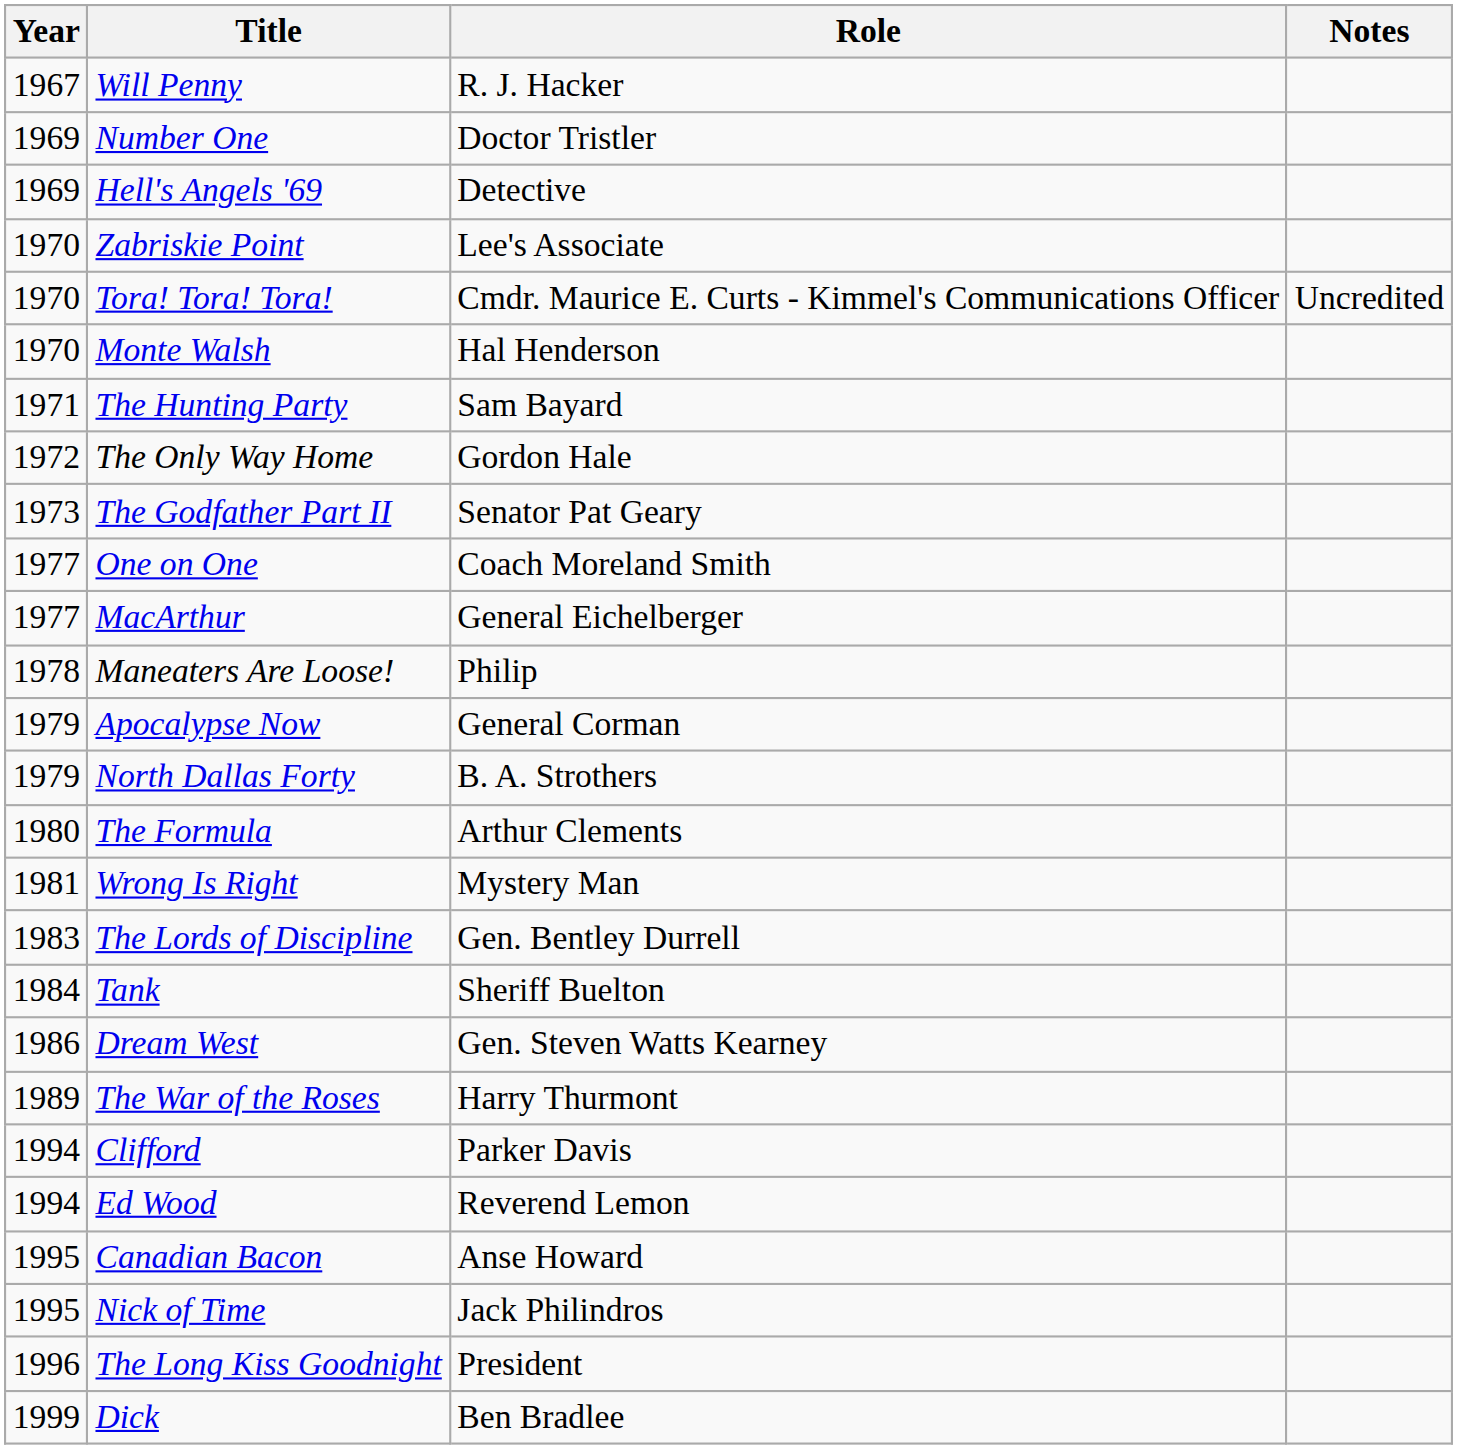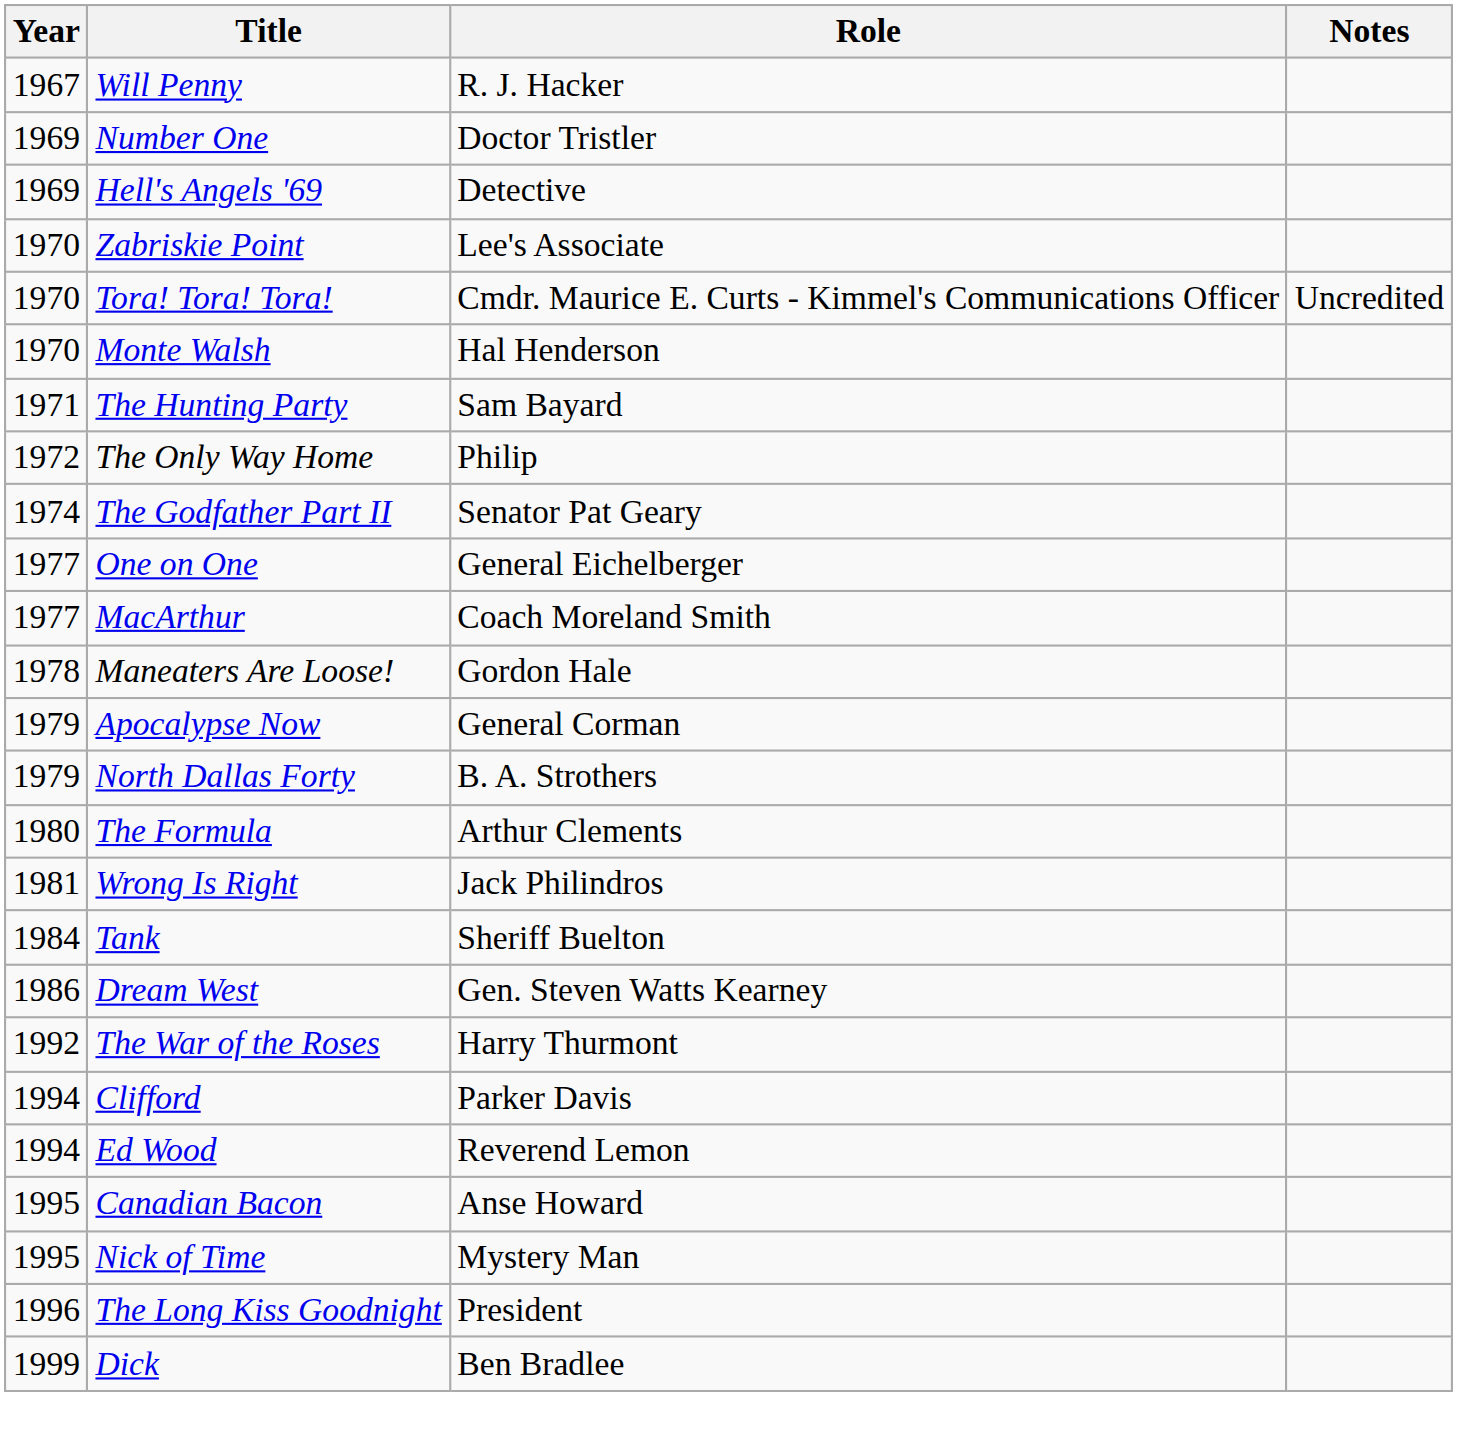(545, 457) Gordon Hale -> (497, 457) Philip
(46, 510) 1973 -> (46, 510) 1974
(614, 564) Coach Moreland Smith -> (600, 564) General Eichelberger
(600, 617) General Eichelberger -> (614, 617) Coach Moreland Smith
(497, 670) Philip -> (545, 670) Gordon Hale
(548, 883) Mystery Man -> (560, 883) Jack Philindros
- row: (254, 937)
(46, 1096) 1989 -> (46, 1043) 1992
(560, 1310) Jack Philindros -> (548, 1256) Mystery Man
